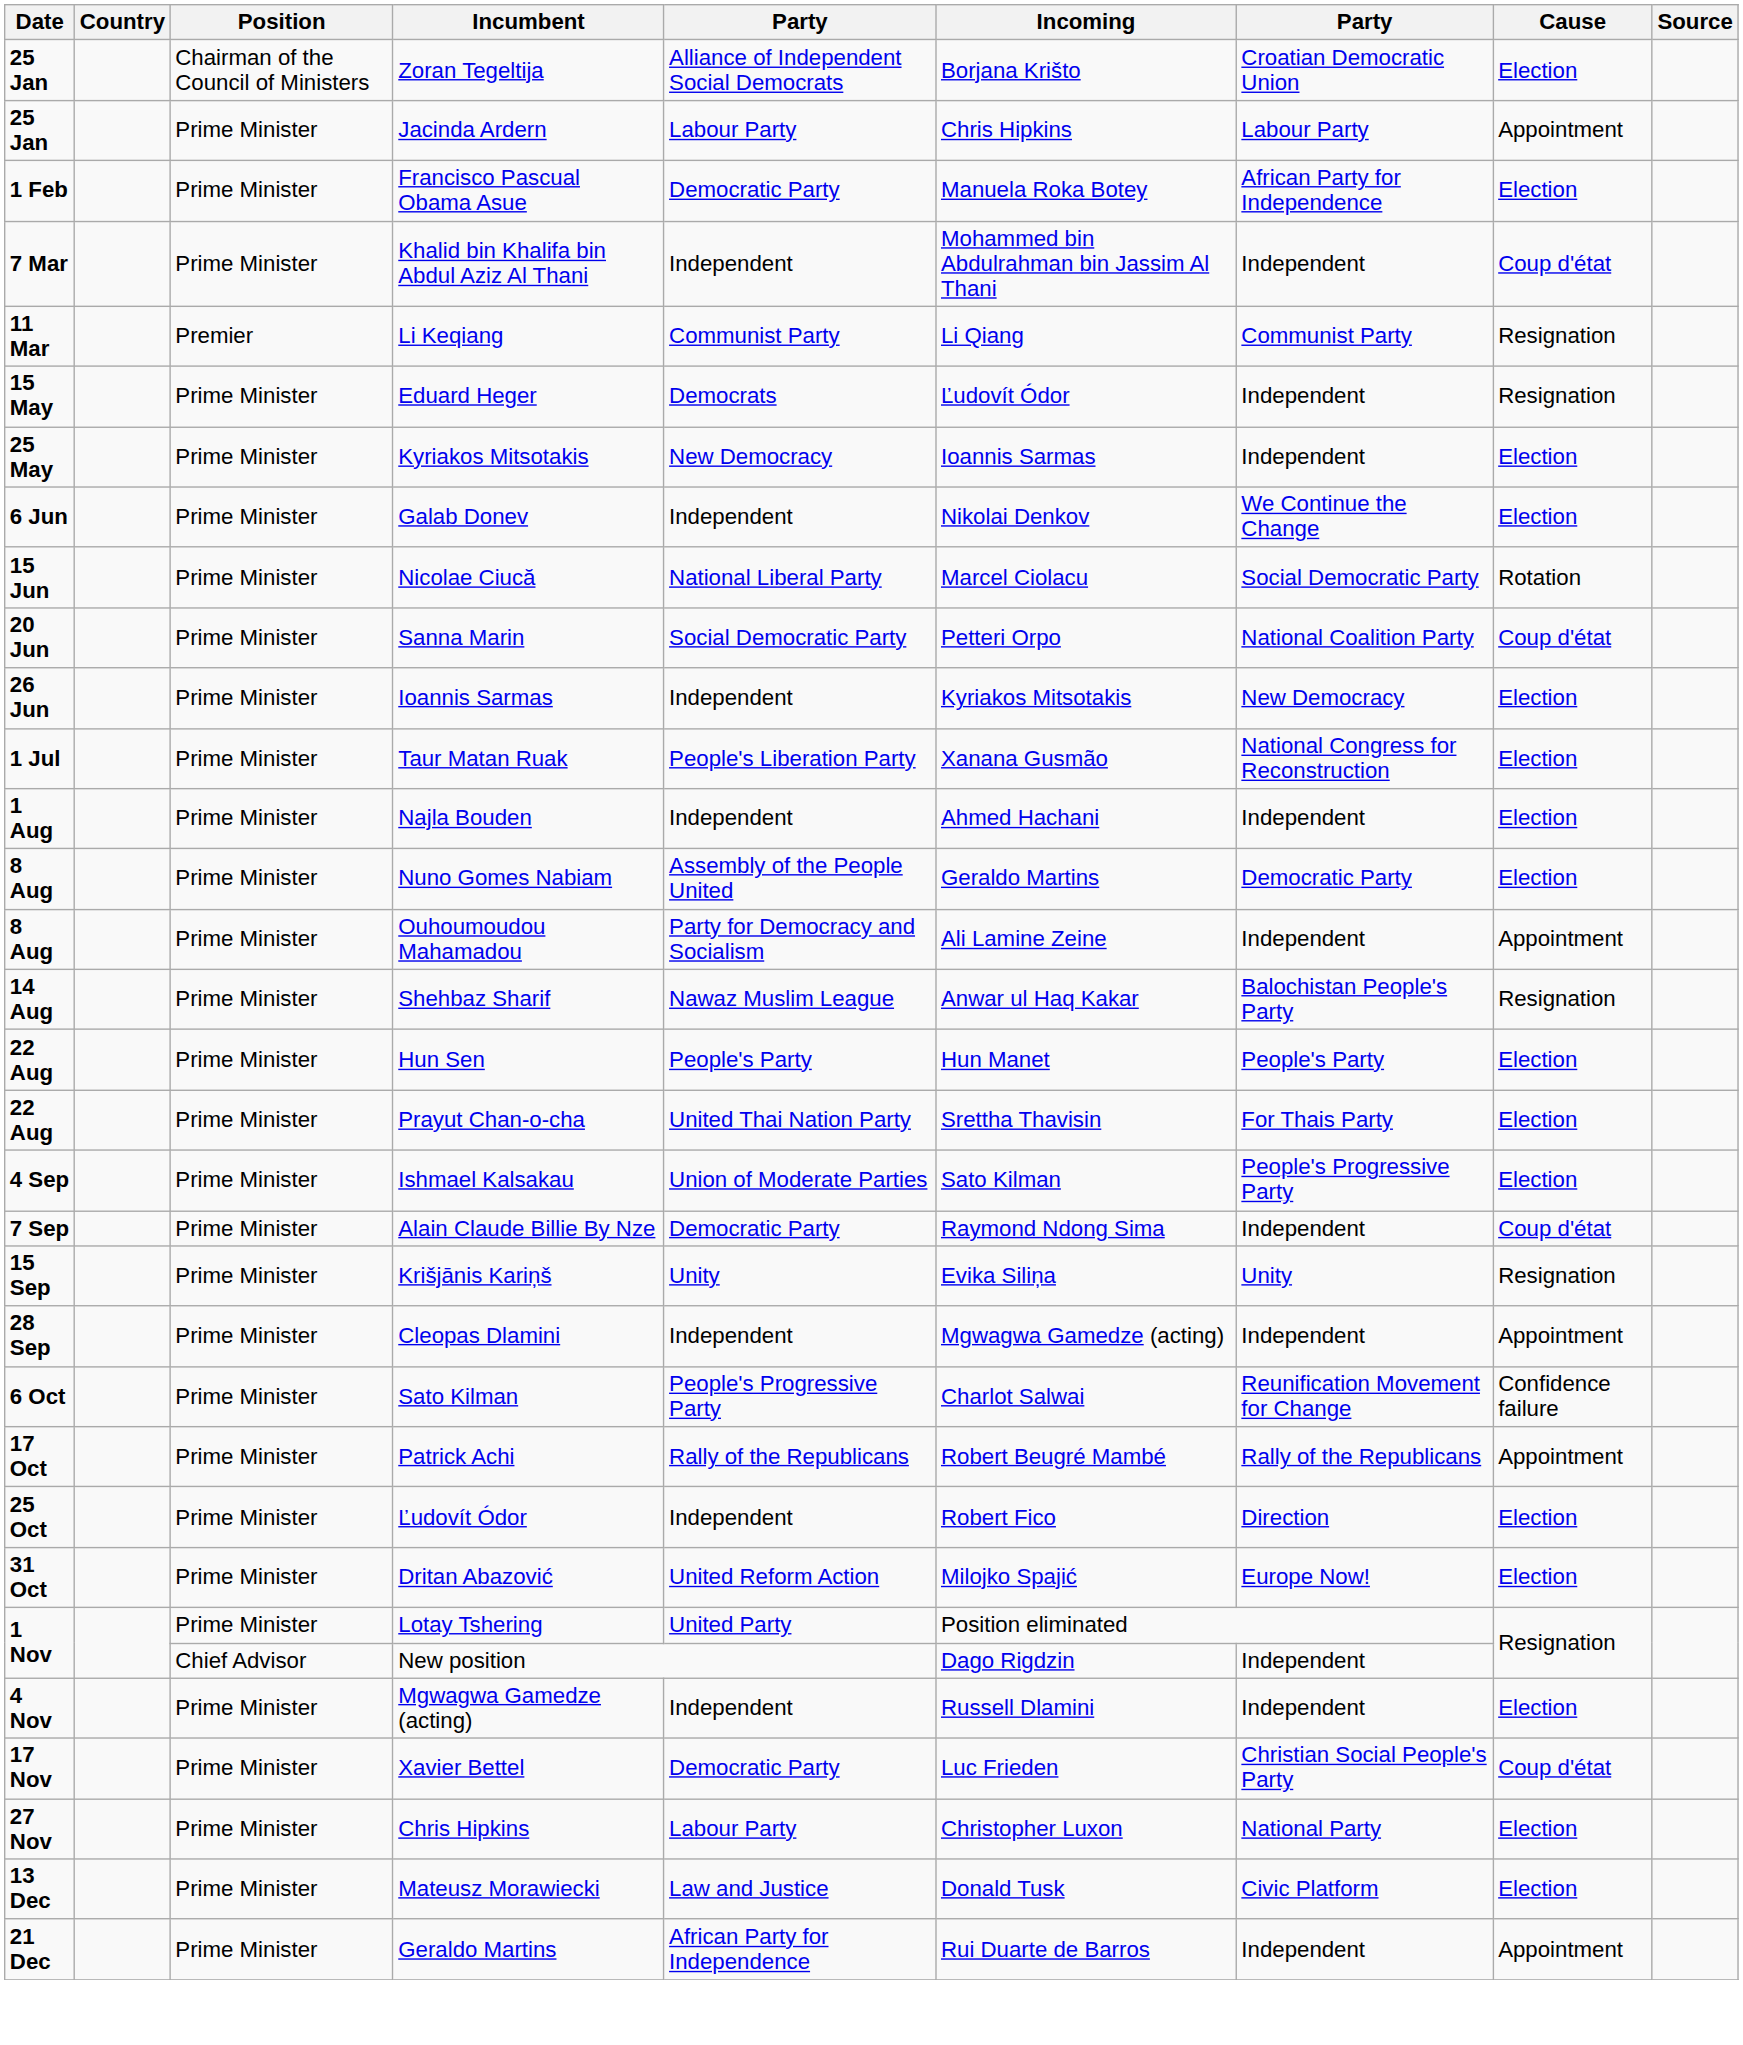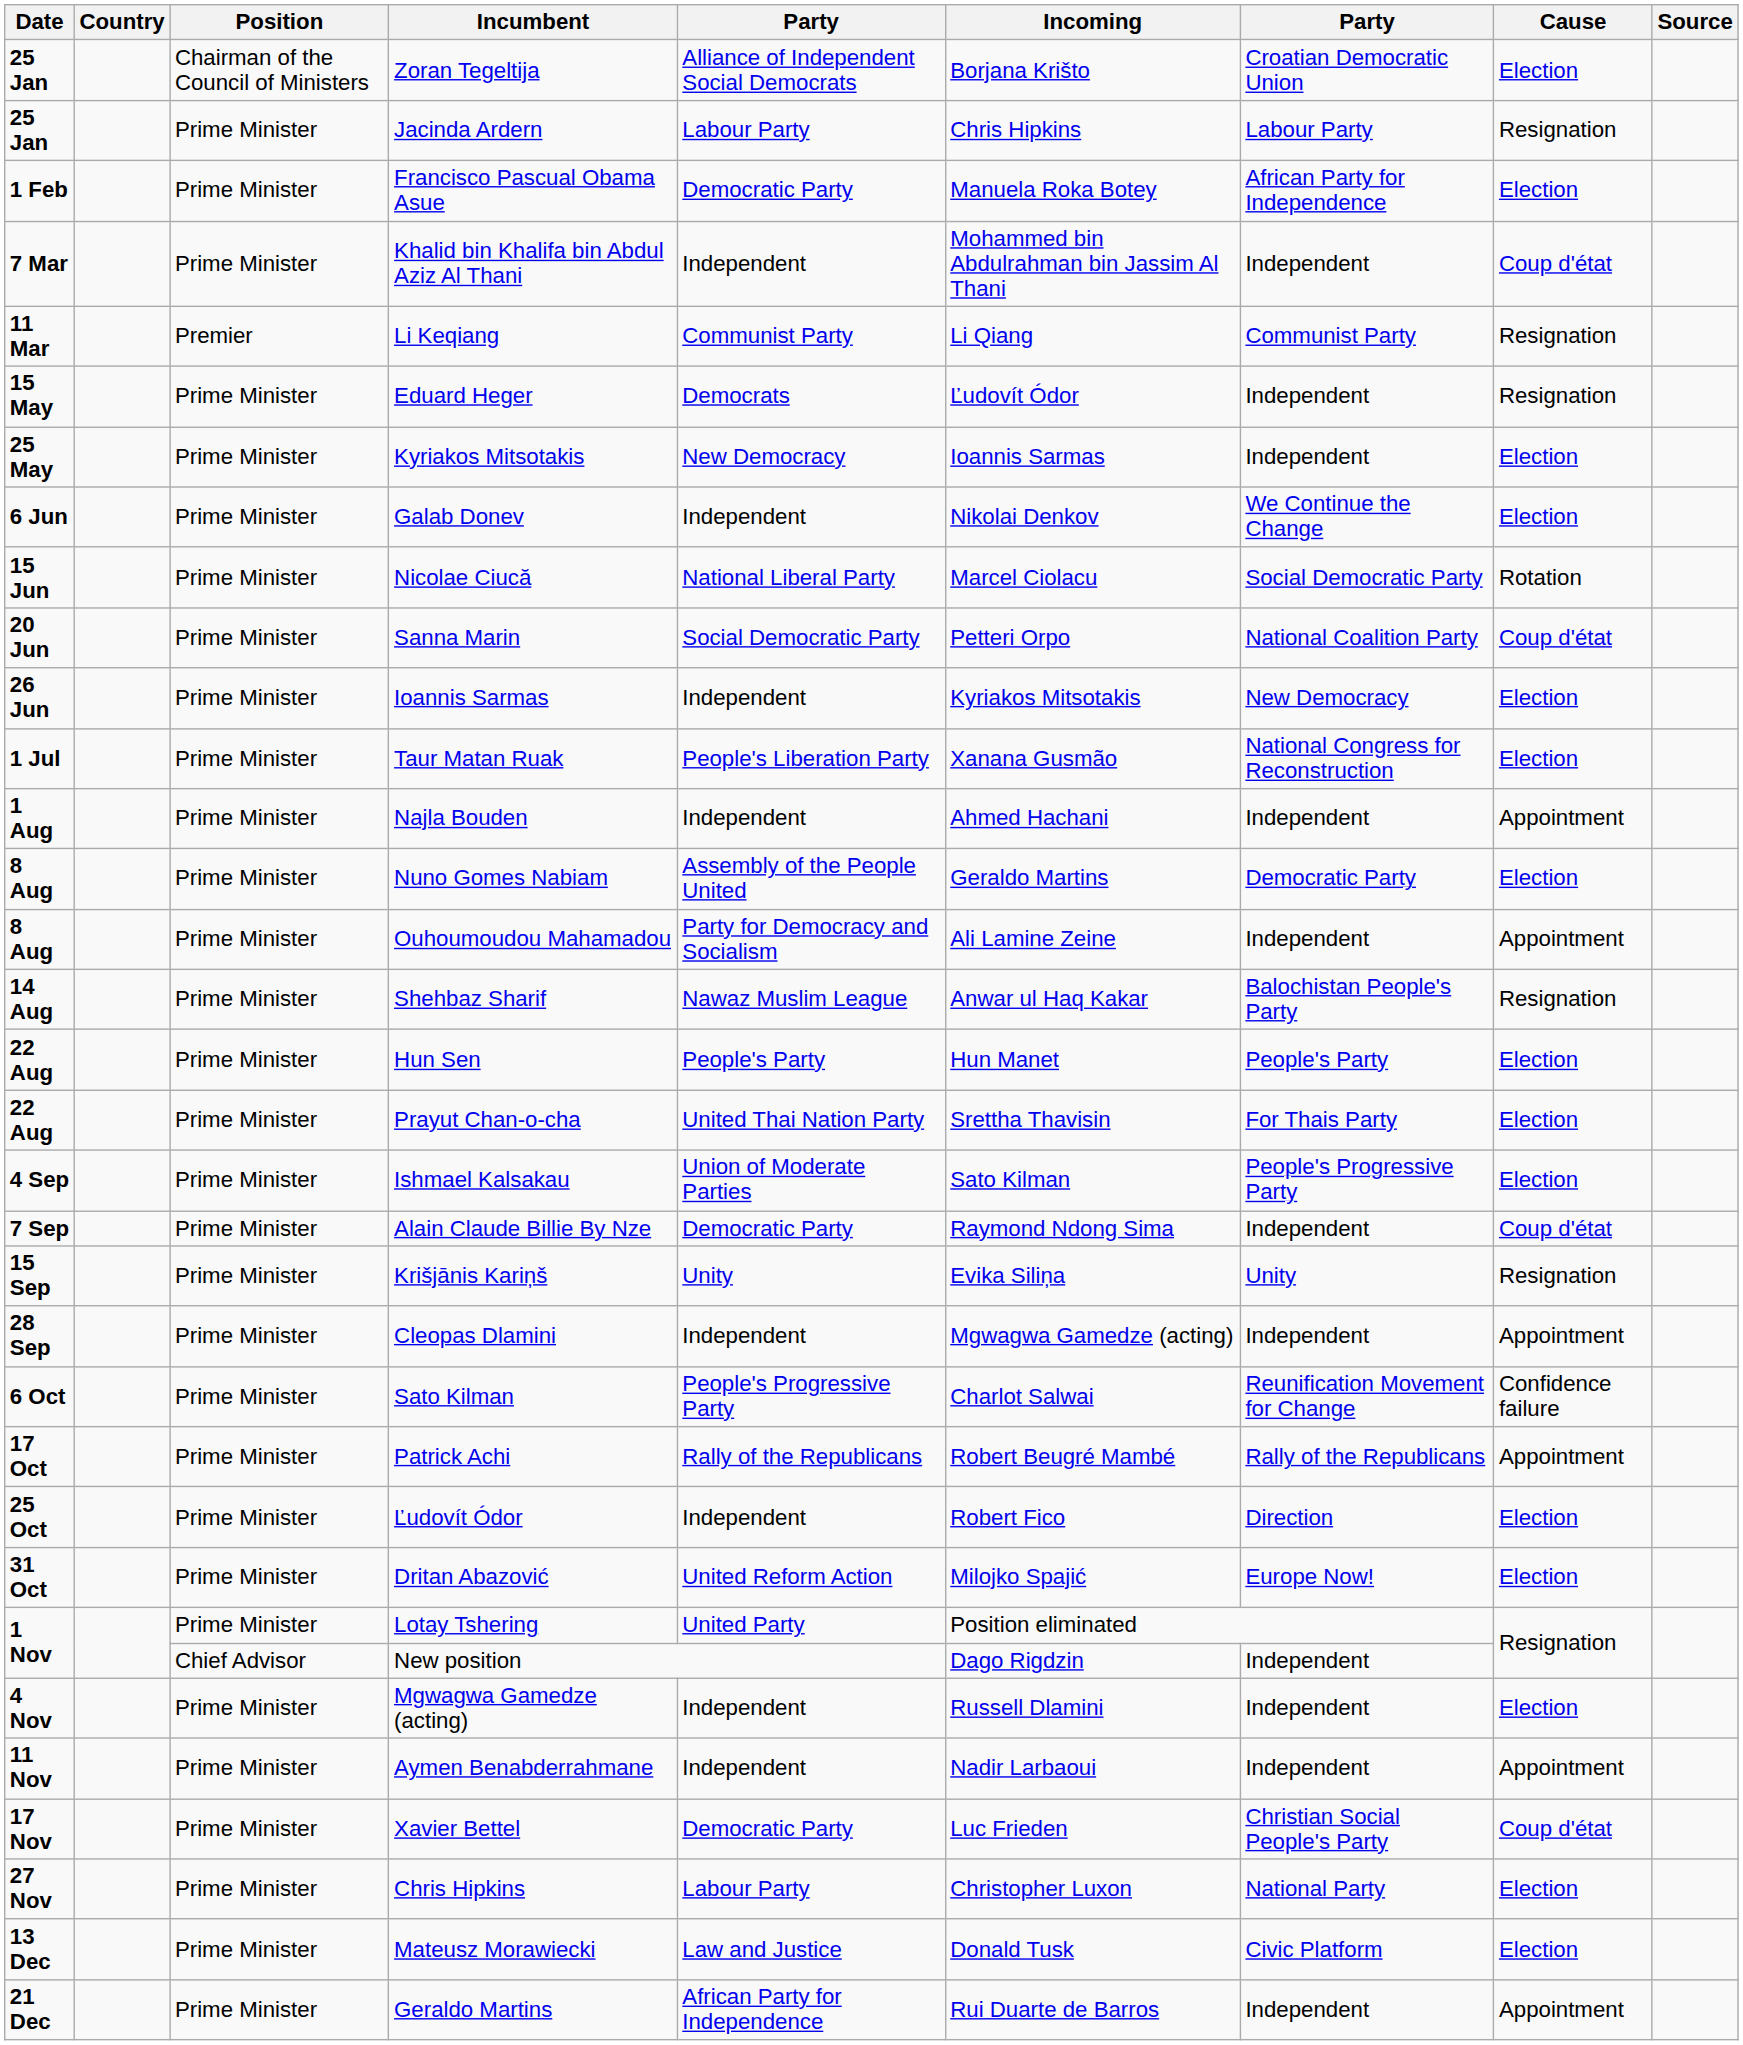(1561, 130) Appointment -> (1558, 130) Resignation
(1538, 818) Election -> (1561, 818) Appointment
+ row: (524, 1768)
